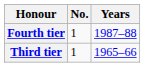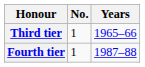rows swapped: (36, 52) <-> (36, 33)
